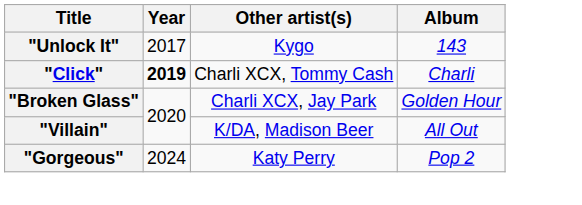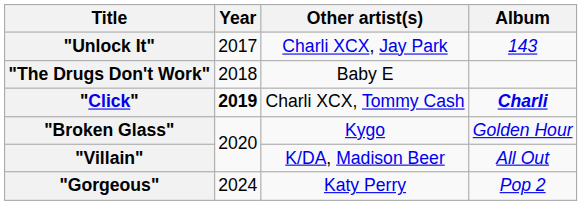(294, 46) Kygo -> (365, 46) Charli XCX, Jay Park
+ row: (109, 74)
(451, 74) normal -> (523, 102) bold
(294, 102) Charli XCX, Jay Park -> (365, 130) Kygo
